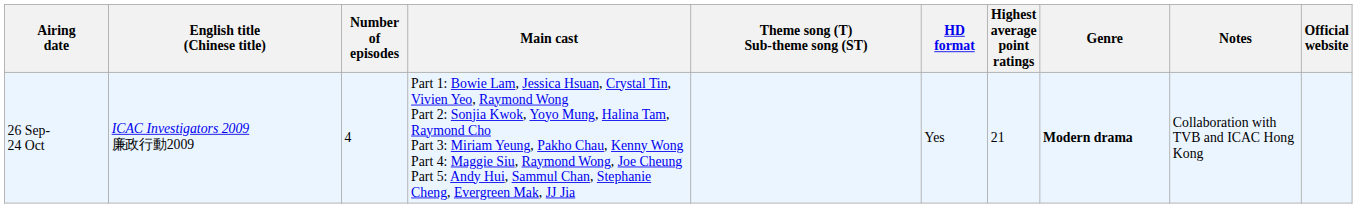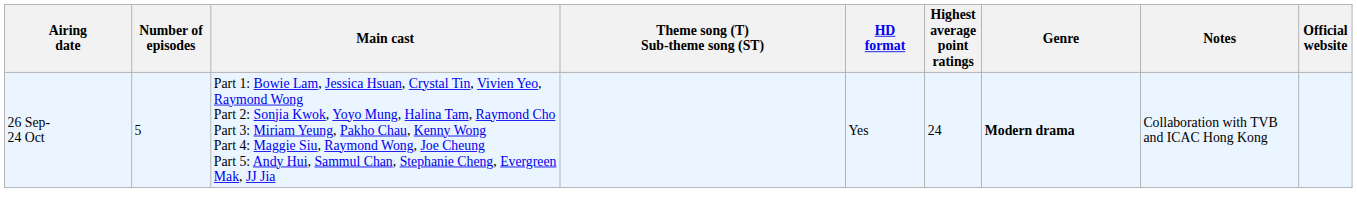- column: (225, 38)
(348, 137) 4 -> (138, 130) 5
(998, 137) 21 -> (935, 130) 24
